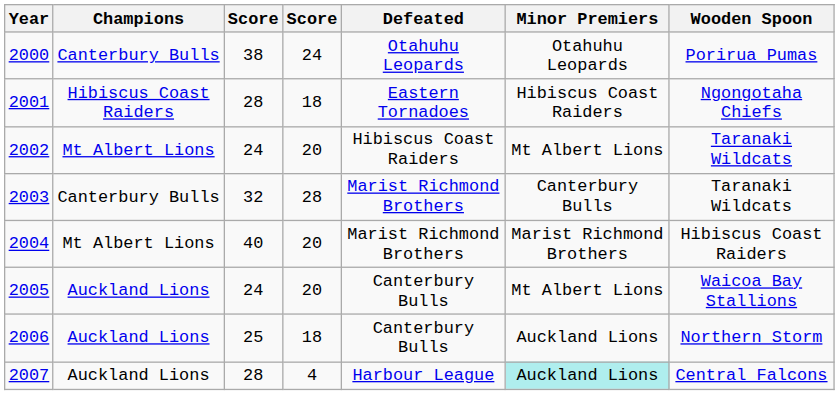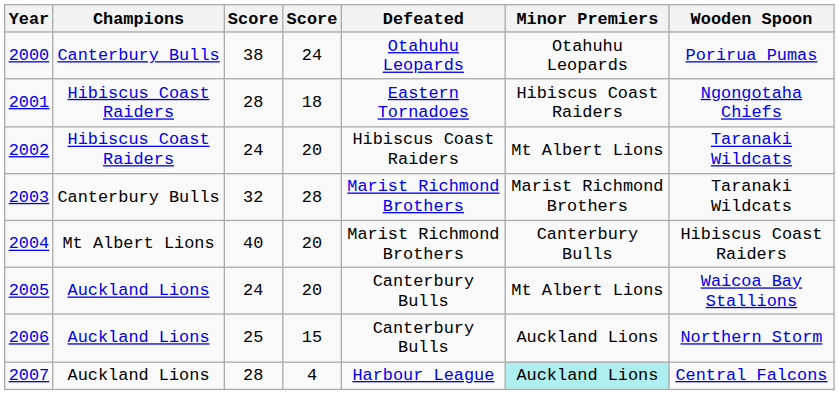(139, 150) Mt Albert Lions -> (139, 150) Hibiscus Coast Raiders
(587, 197) Canterbury Bulls -> (587, 197) Marist Richmond Brothers
(587, 244) Marist Richmond Brothers -> (587, 244) Canterbury Bulls
(312, 338) 18 -> (312, 338) 15
